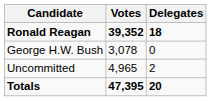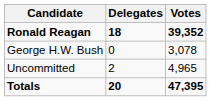columns swapped: (126, 13) <-> (176, 13)
